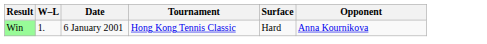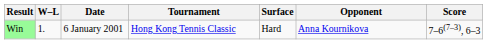+ column: (455, 11)
